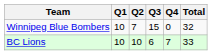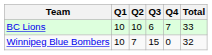rows swapped: (58, 27) <-> (26, 42)
